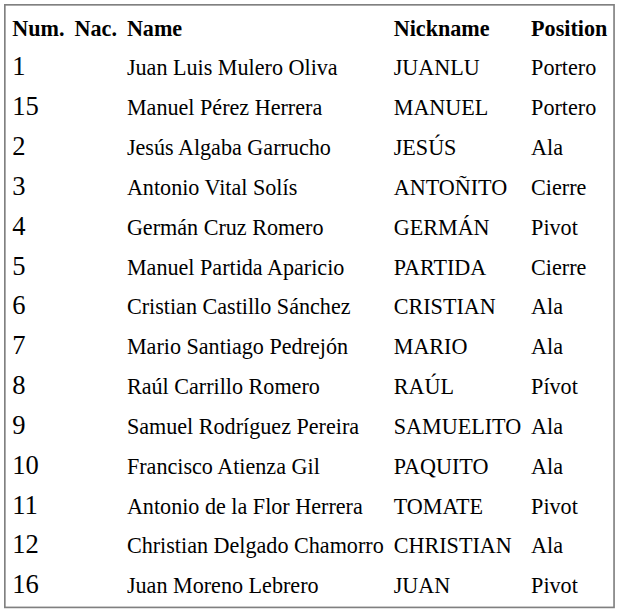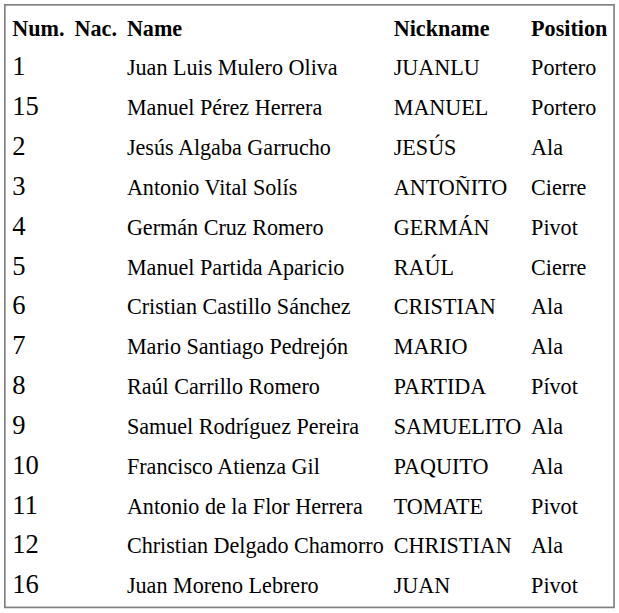(440, 267) PARTIDA -> (424, 267) RAÚL
(424, 387) RAÚL -> (440, 387) PARTIDA
